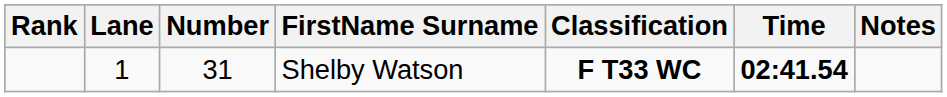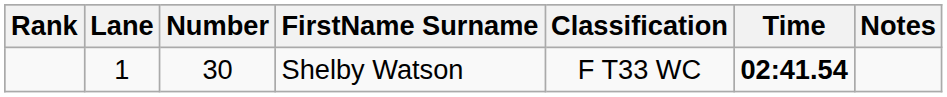(218, 69) 31 -> (218, 69) 30
(639, 69) bold -> (639, 69) normal
